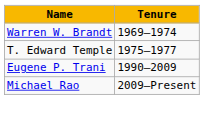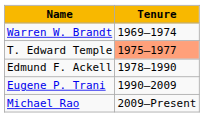(147, 50) no background -> (147, 50) lightsalmon background
+ row: (60, 68)
